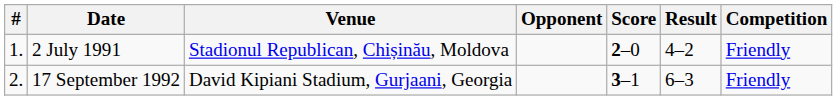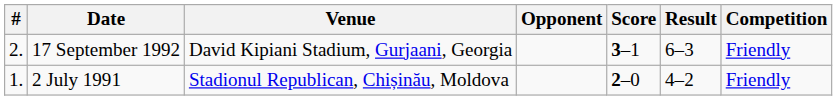rows swapped: (76, 49) <-> (106, 79)
